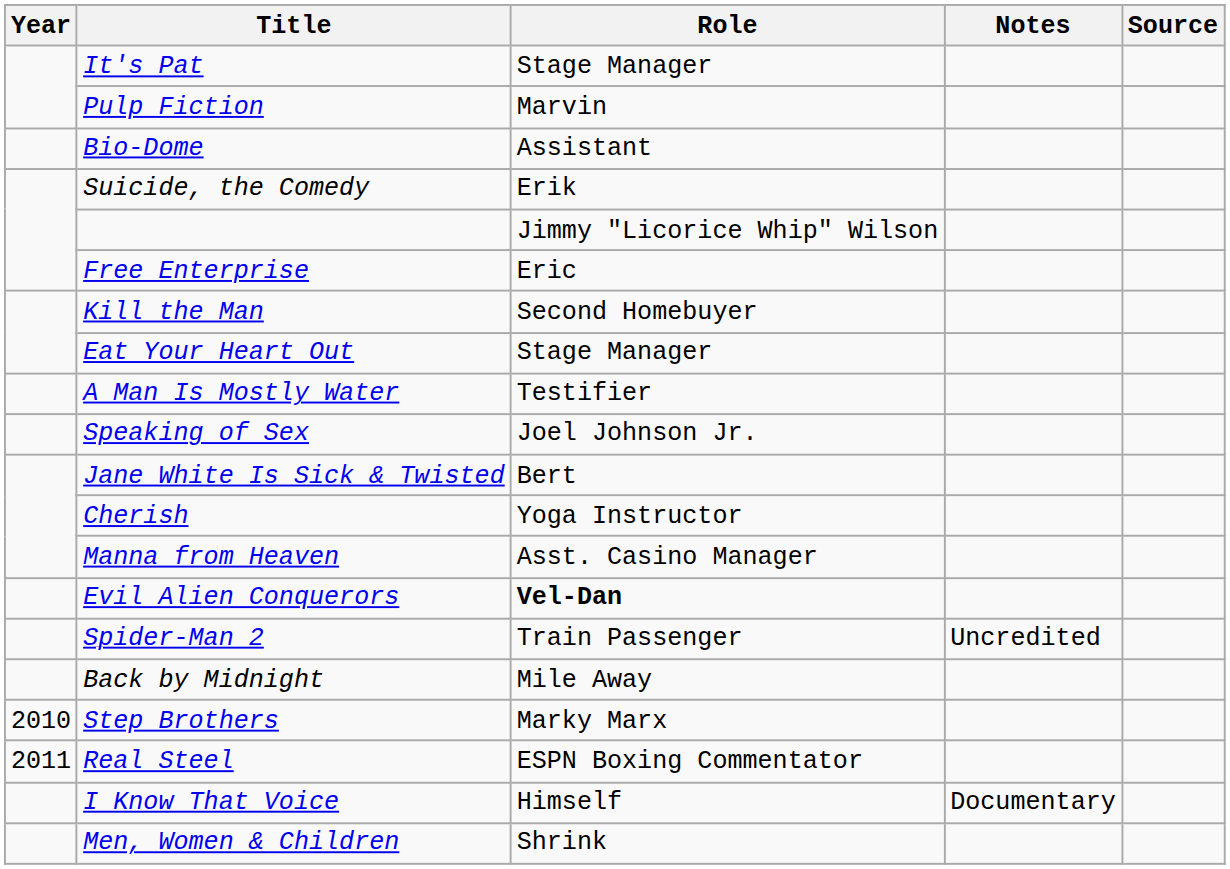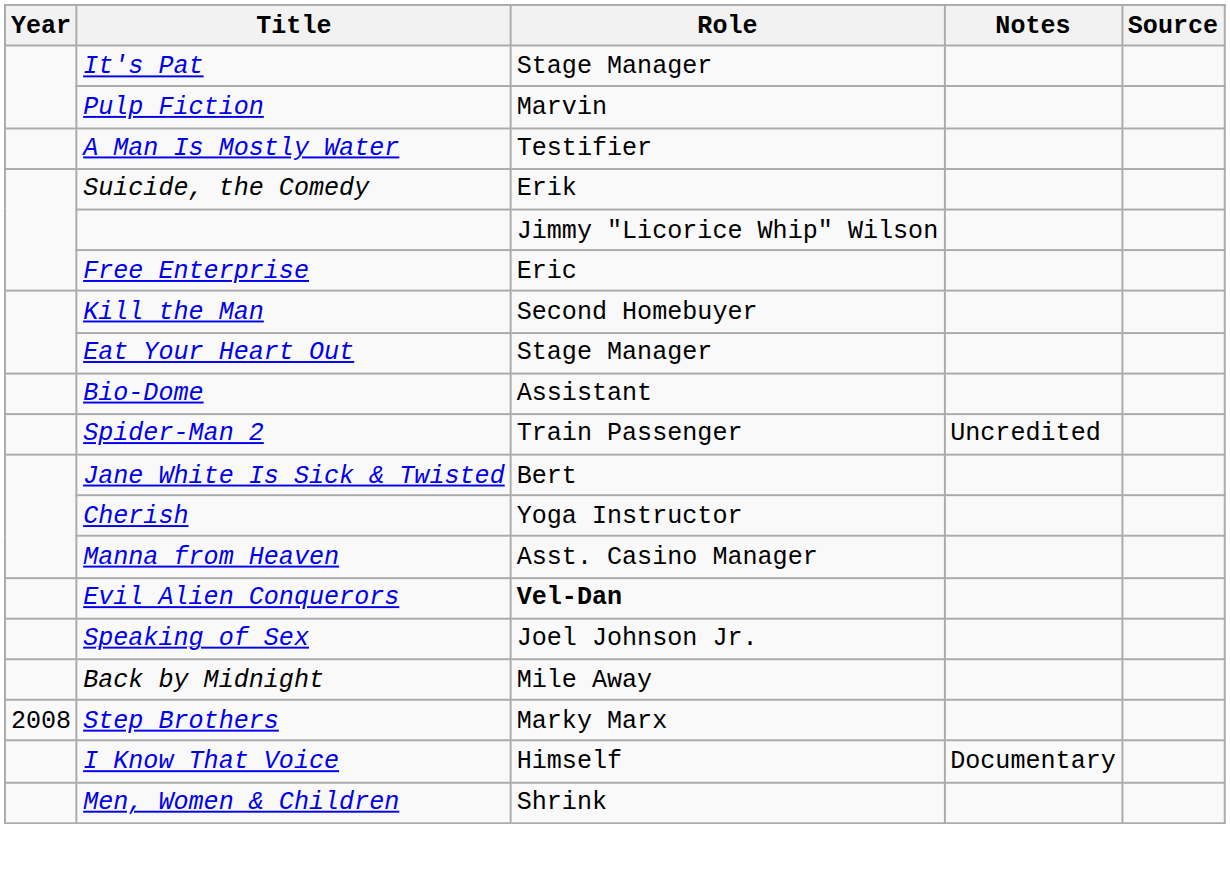rows swapped: (143, 148) <-> (241, 393)
rows swapped: (196, 434) <-> (173, 639)
(41, 721) 2010 -> (41, 721) 2008
- row: (158, 761)
